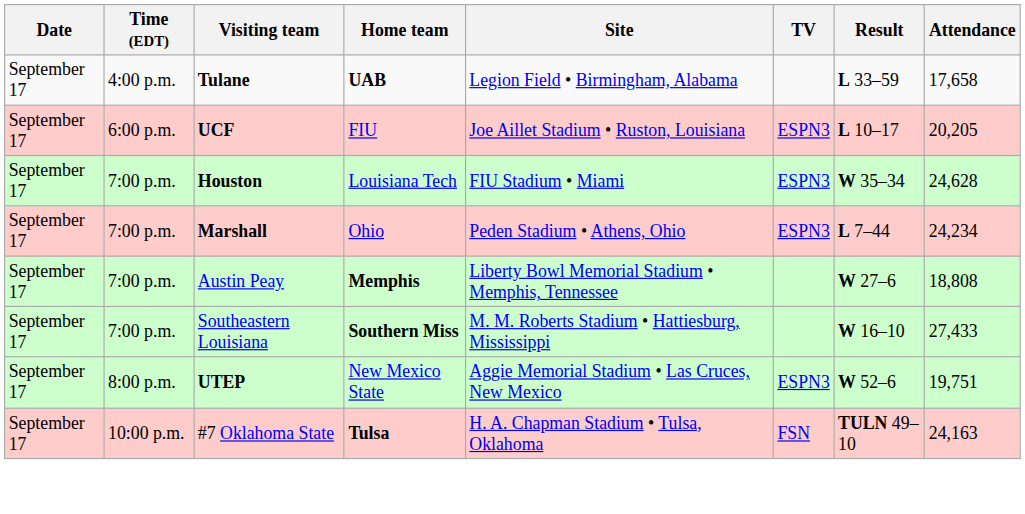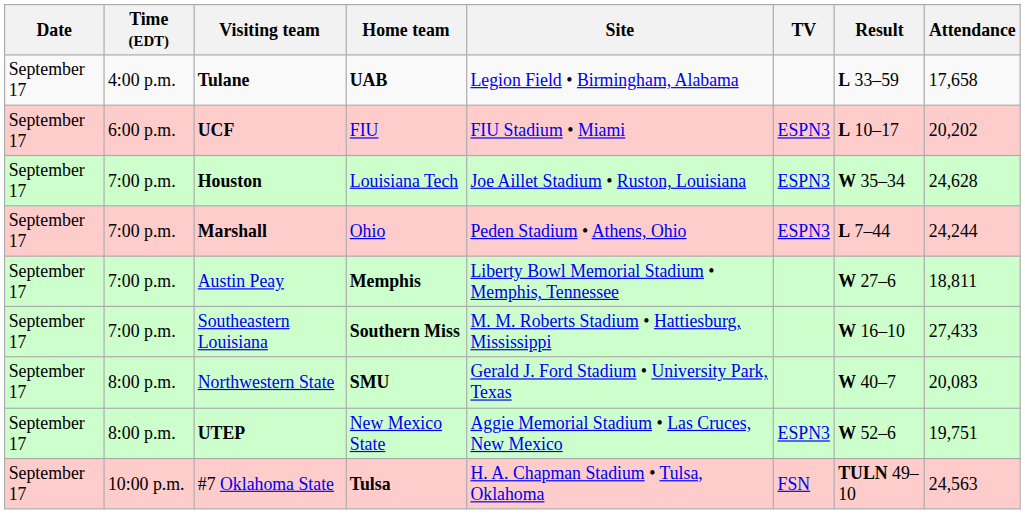(607, 130) Joe Aillet Stadium • Ruston, Louisiana -> (548, 130) FIU Stadium • Miami
(953, 130) 20,205 -> (953, 130) 20,202
(547, 181) FIU Stadium • Miami -> (608, 181) Joe Aillet Stadium • Ruston, Louisiana
(953, 231) 24,234 -> (953, 231) 24,244
(953, 281) 18,808 -> (953, 281) 18,811
+ row: (266, 382)
(953, 432) 24,163 -> (953, 483) 24,563
